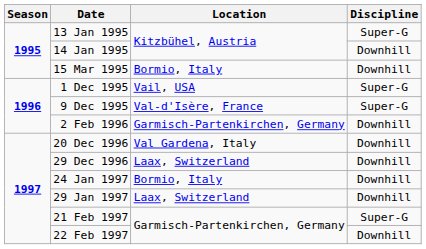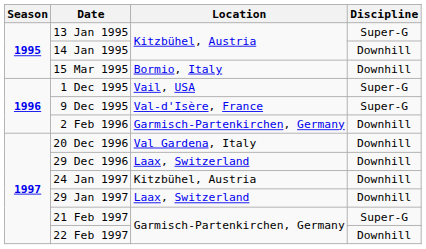(178, 180) Bormio, Italy -> (195, 180) Kitzbühel, Austria
